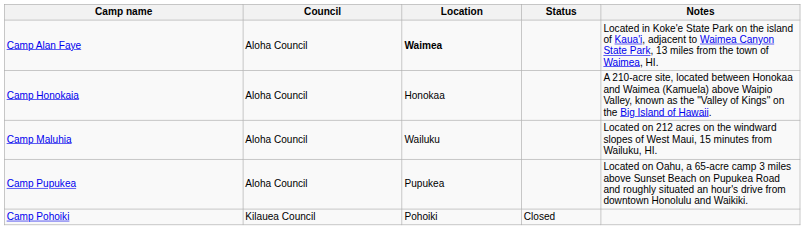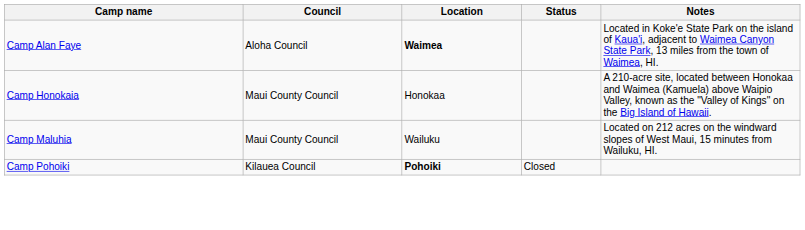(276, 95) Aloha Council -> (292, 95) Maui County Council
(276, 139) Aloha Council -> (292, 139) Maui County Council
- row: (41, 184)
(421, 217) normal -> (423, 167) bold
